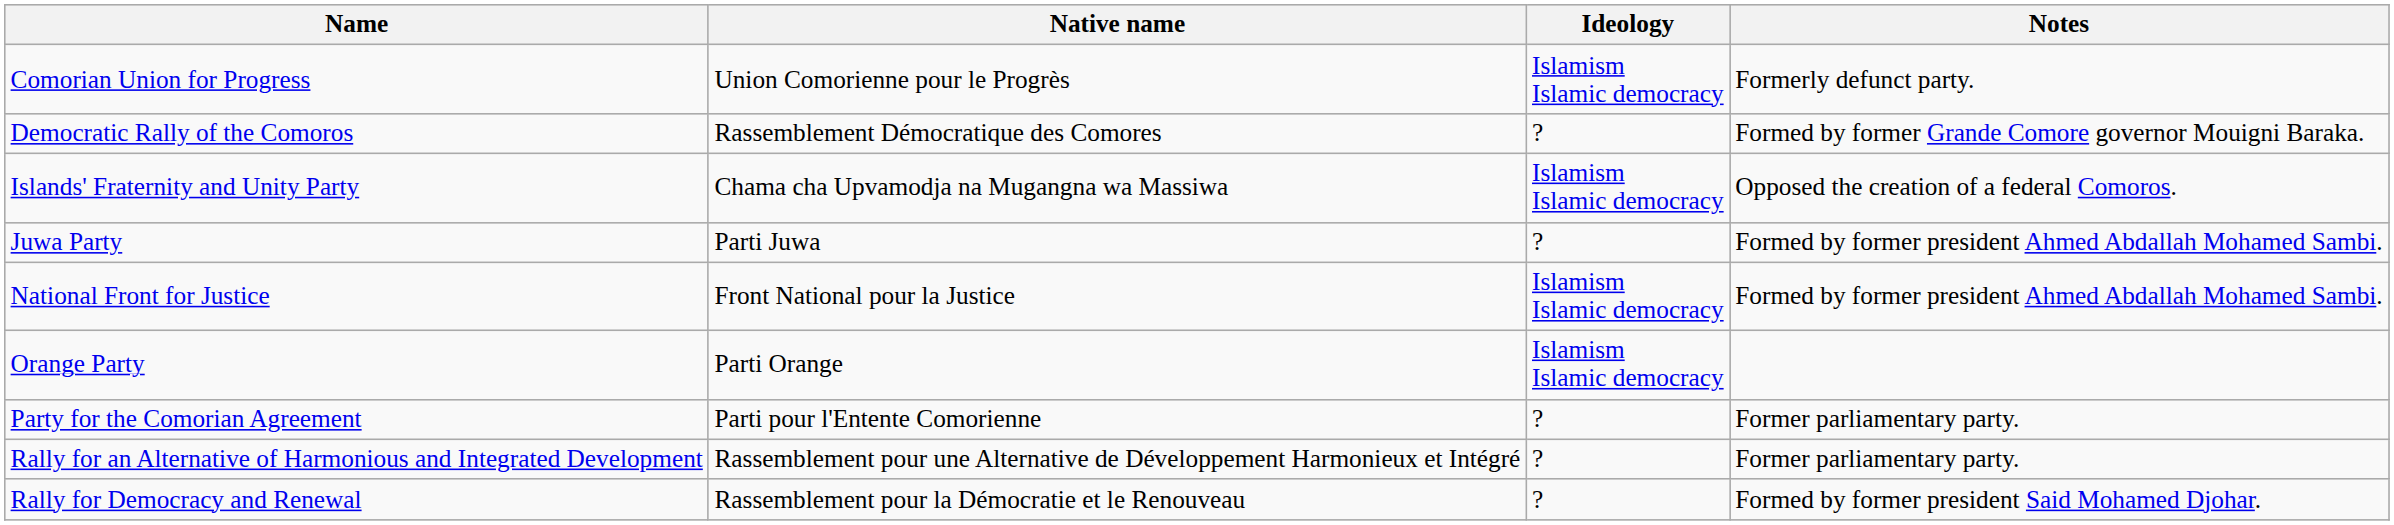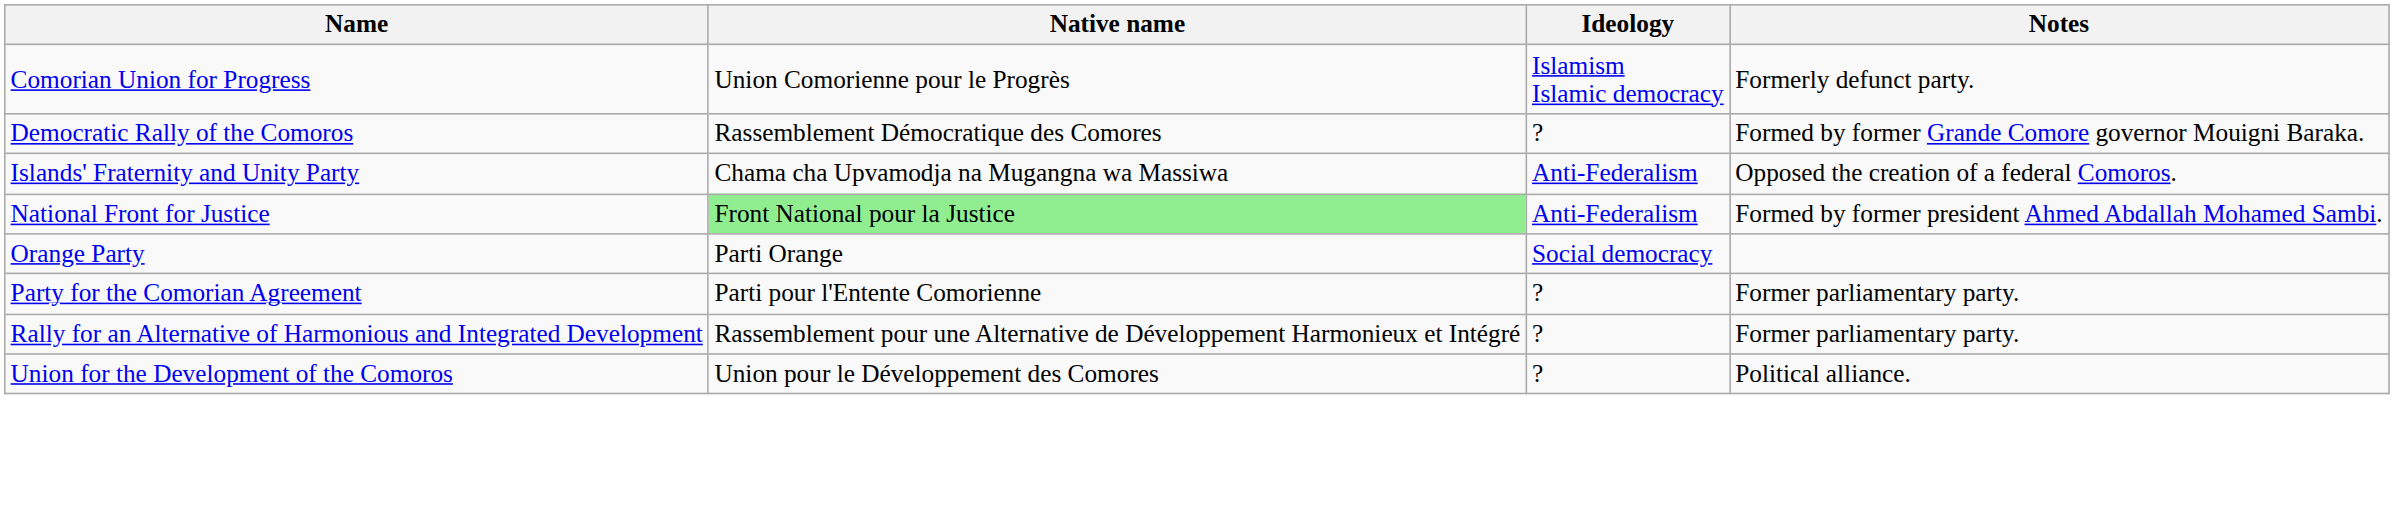(1628, 187) Islamism Islamic democracy -> (1615, 173) Anti-Federalism
- row: (66, 241)
(865, 296) no background -> (865, 213) lightgreen background
(1628, 296) Islamism Islamic democracy -> (1615, 213) Anti-Federalism
(1628, 364) Islamism Islamic democracy -> (1622, 253) Social democracy
- row: (186, 499)
+ row: (232, 373)
